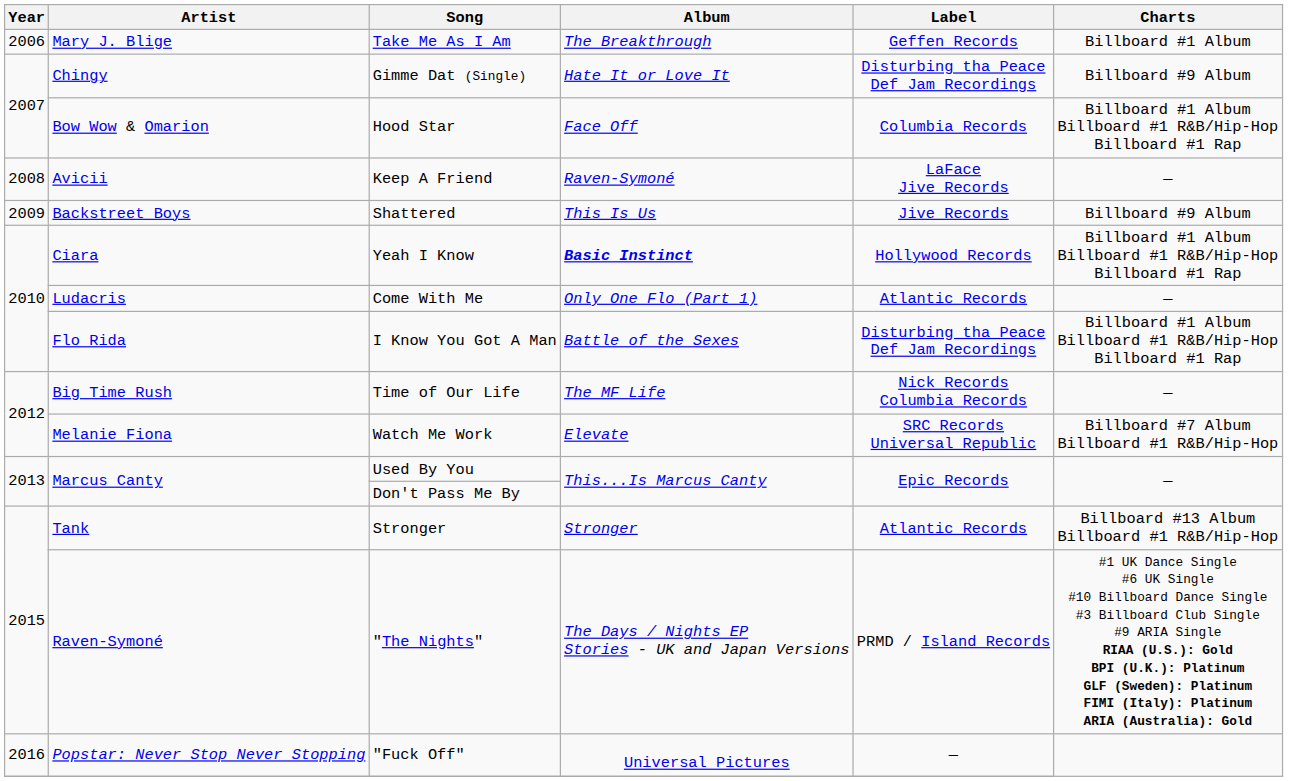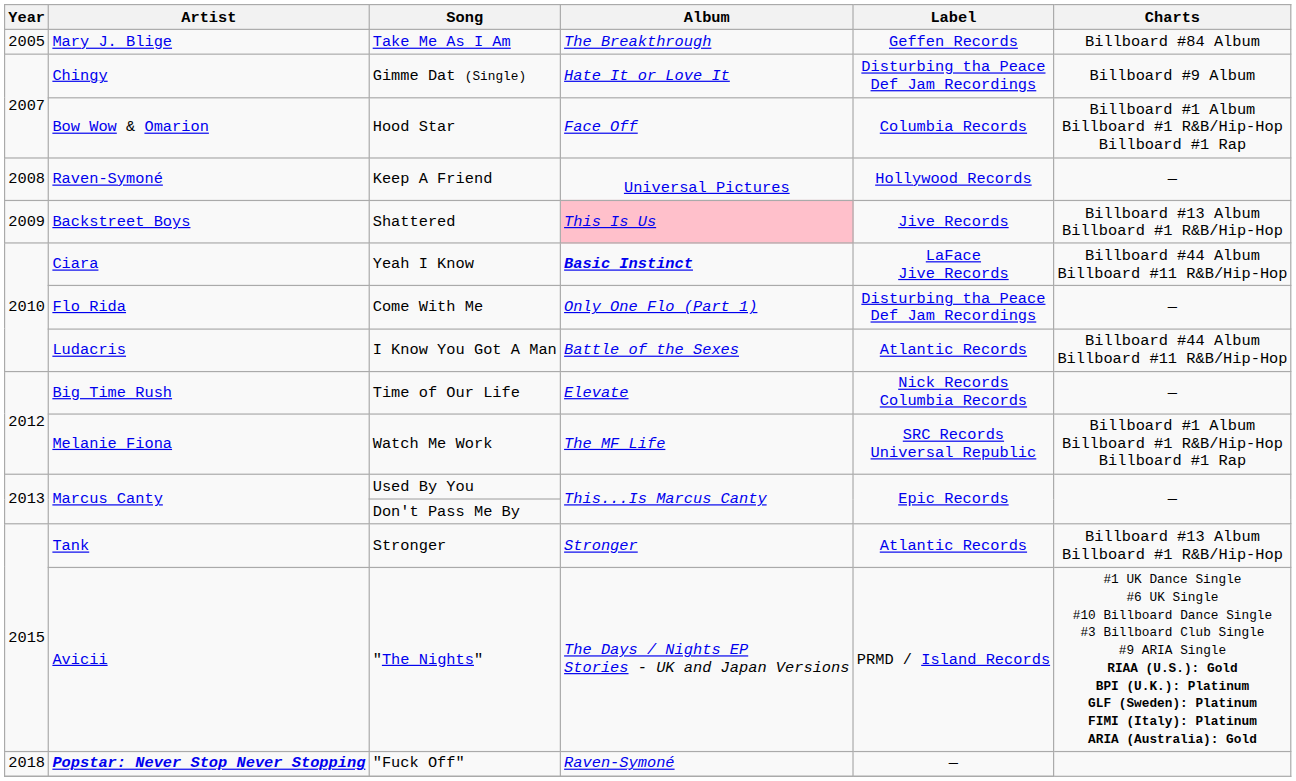(27, 42) 2006 -> (27, 42) 2005
(1168, 42) Billboard #1 Album -> (1172, 42) Billboard #84 Album
(80, 179) Avicii -> (108, 179) Raven-Symoné
(619, 179) Raven-Symoné -> (707, 188) Universal Pictures
(953, 179) LaFace Jive Records -> (953, 179) Hollywood Records
(610, 213) no background -> (610, 222) pink background
(1168, 213) Billboard #9 Album -> (1172, 222) Billboard #13 Album Billboard #1 R&B/Hip-Hop
(953, 256) Hollywood Records -> (953, 264) LaFace Jive Records
(1168, 256) Billboard #1 Album Billboard #1 R&B/Hip-Hop Billboard #1 Rap -> (1172, 264) Billboard #44 Album Billboard #11 R&B/Hip-Hop
(89, 298) Ludacris -> (89, 307) Flo Rida
(953, 298) Atlantic Records -> (953, 307) Disturbing tha Peace Def Jam Recordings
(89, 341) Flo Rida -> (89, 350) Ludacris
(953, 341) Disturbing tha Peace Def Jam Recordings -> (953, 350) Atlantic Records
(1168, 341) Billboard #1 Album Billboard #1 R&B/Hip-Hop Billboard #1 Rap -> (1172, 350) Billboard #44 Album Billboard #11 R&B/Hip-Hop
(615, 393) The MF Life -> (596, 393) Elevate
(596, 435) Elevate -> (615, 444) The MF Life
(1168, 435) Billboard #7 Album Billboard #1 R&B/Hip-Hop -> (1172, 444) Billboard #1 Album Billboard #1 R&B/Hip-Hop Billboard #1 Rap
(108, 641) Raven-Symoné -> (80, 659) Avicii
(27, 755) 2016 -> (27, 764) 2018
(209, 755) normal -> (209, 764) bold
(707, 764) Universal Pictures -> (619, 764) Raven-Symoné
